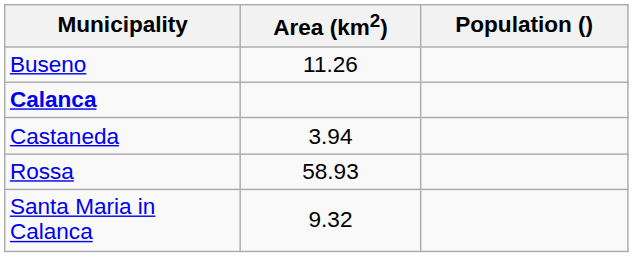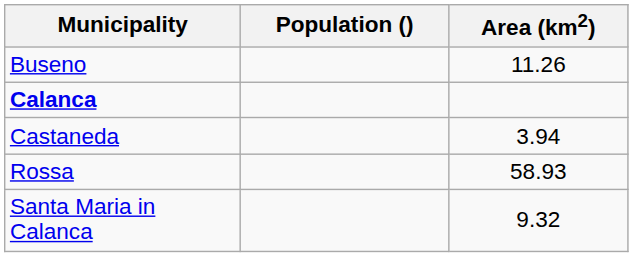columns swapped: (524, 25) <-> (330, 25)
